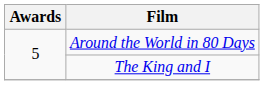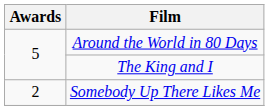+ row: (165, 92)
